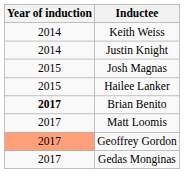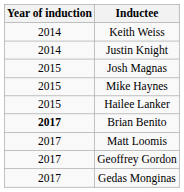+ row: (137, 86)
(49, 141) lightsalmon background -> (49, 159) no background
